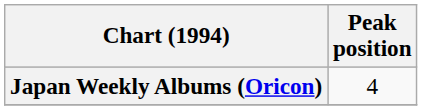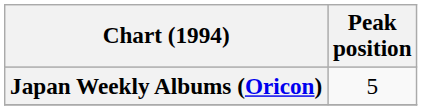(372, 85) 4 -> (372, 85) 5
